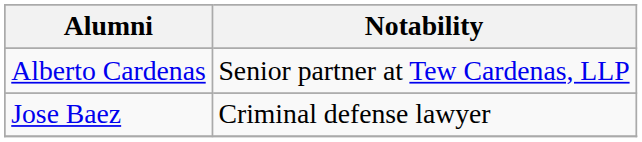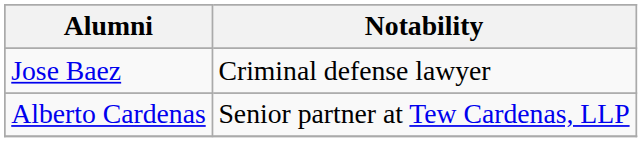rows swapped: (66, 114) <-> (108, 70)
